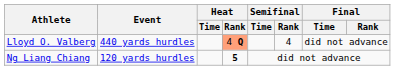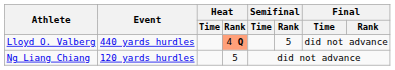(289, 42) 4 -> (289, 42) 5
(235, 57) bold -> (235, 57) normal
